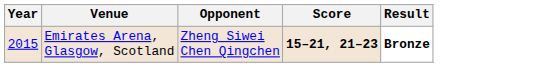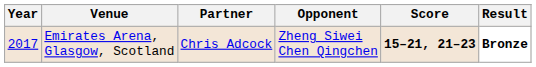+ column: (226, 15)
(23, 44) 2015 -> (23, 44) 2017
